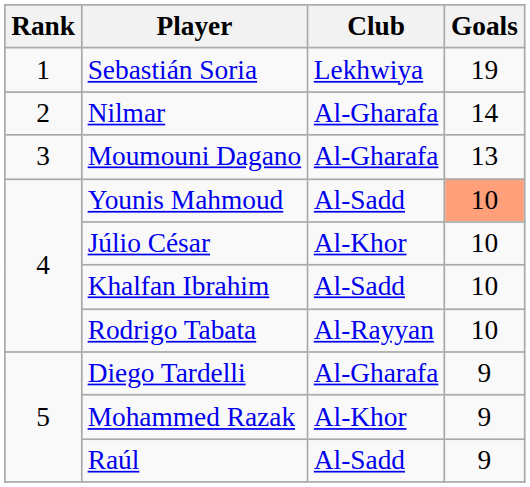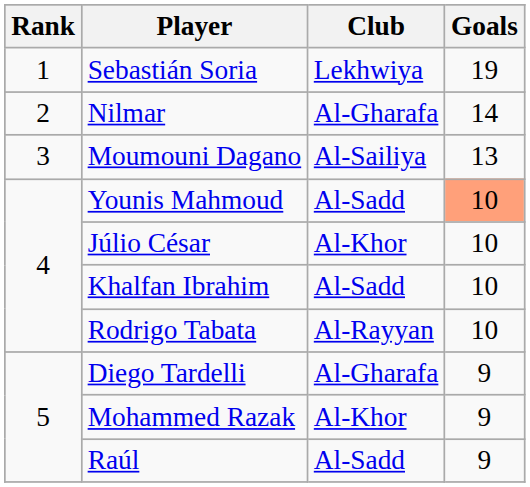(376, 156) Al-Gharafa -> (370, 156) Al-Sailiya
